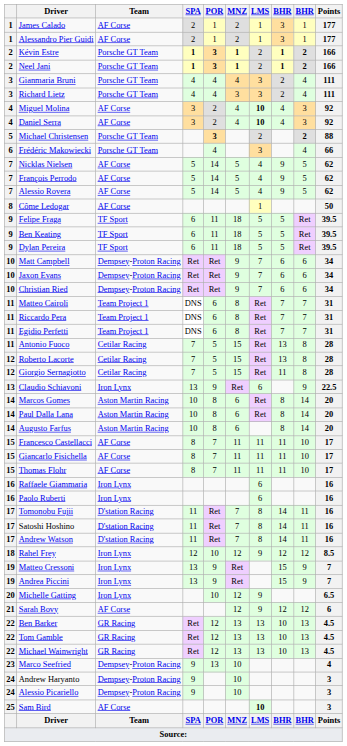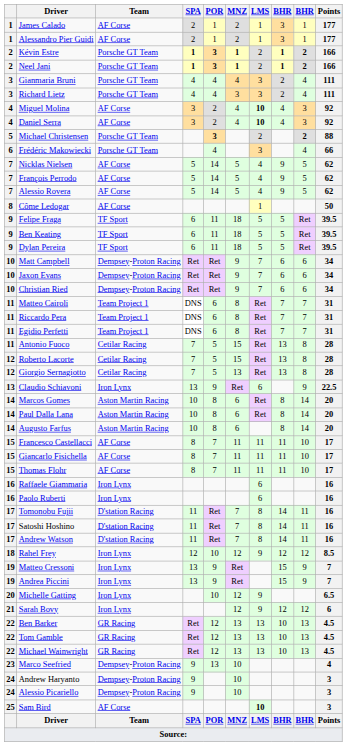(237, 372) 15 -> (237, 372) 13
(282, 372) 11 -> (282, 372) 13
(114, 609) AF Corse -> (114, 609) Iron Lynx
